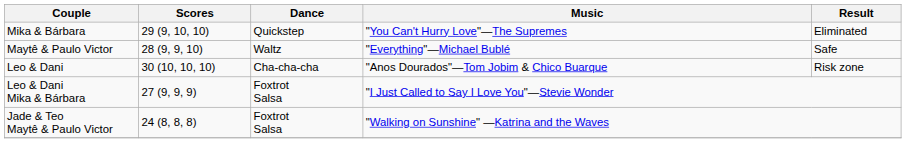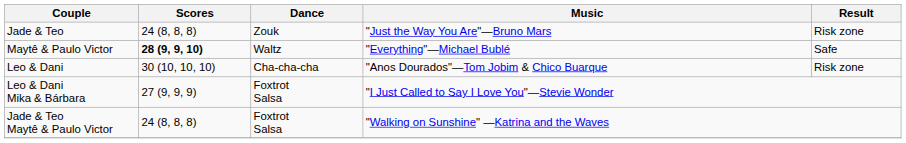+ row: (35, 31)
- row: (46, 31)
(172, 49) normal -> (172, 49) bold
